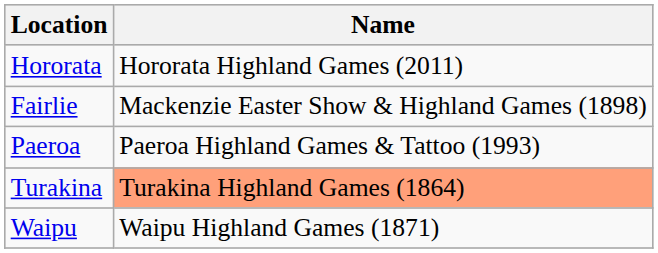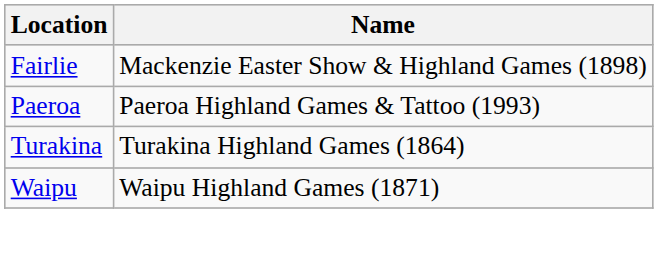- row: (56, 65)
(292, 187) lightsalmon background -> (292, 146) no background
